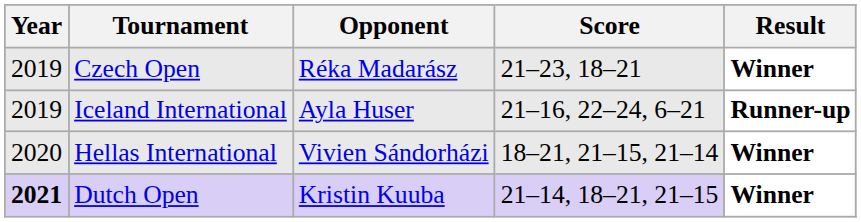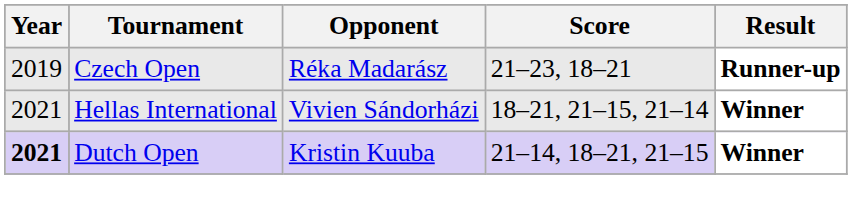(772, 68) Winner -> (781, 68) Runner-up
- row: (180, 110)
(37, 152) 2020 -> (37, 110) 2021
